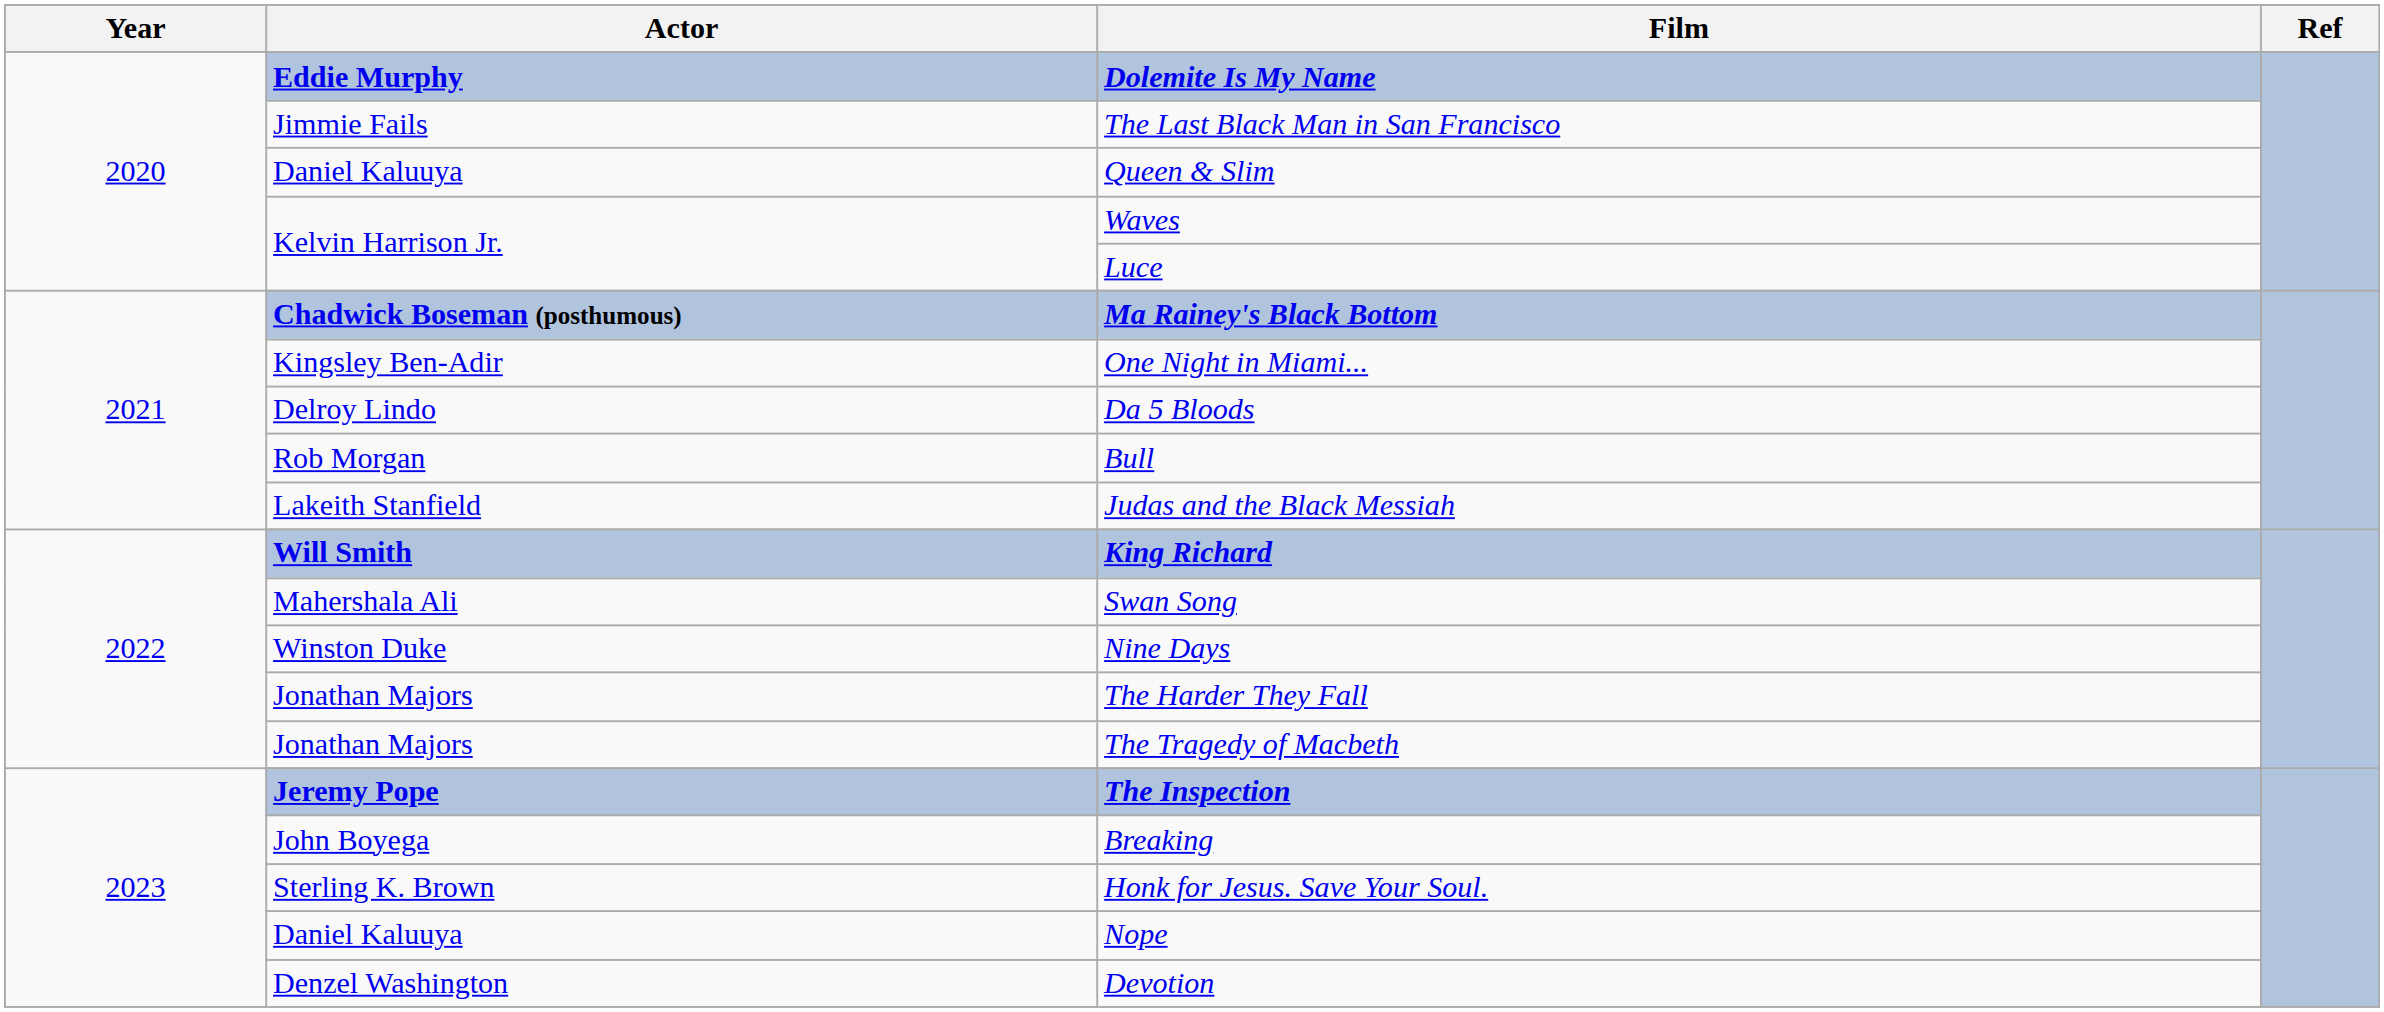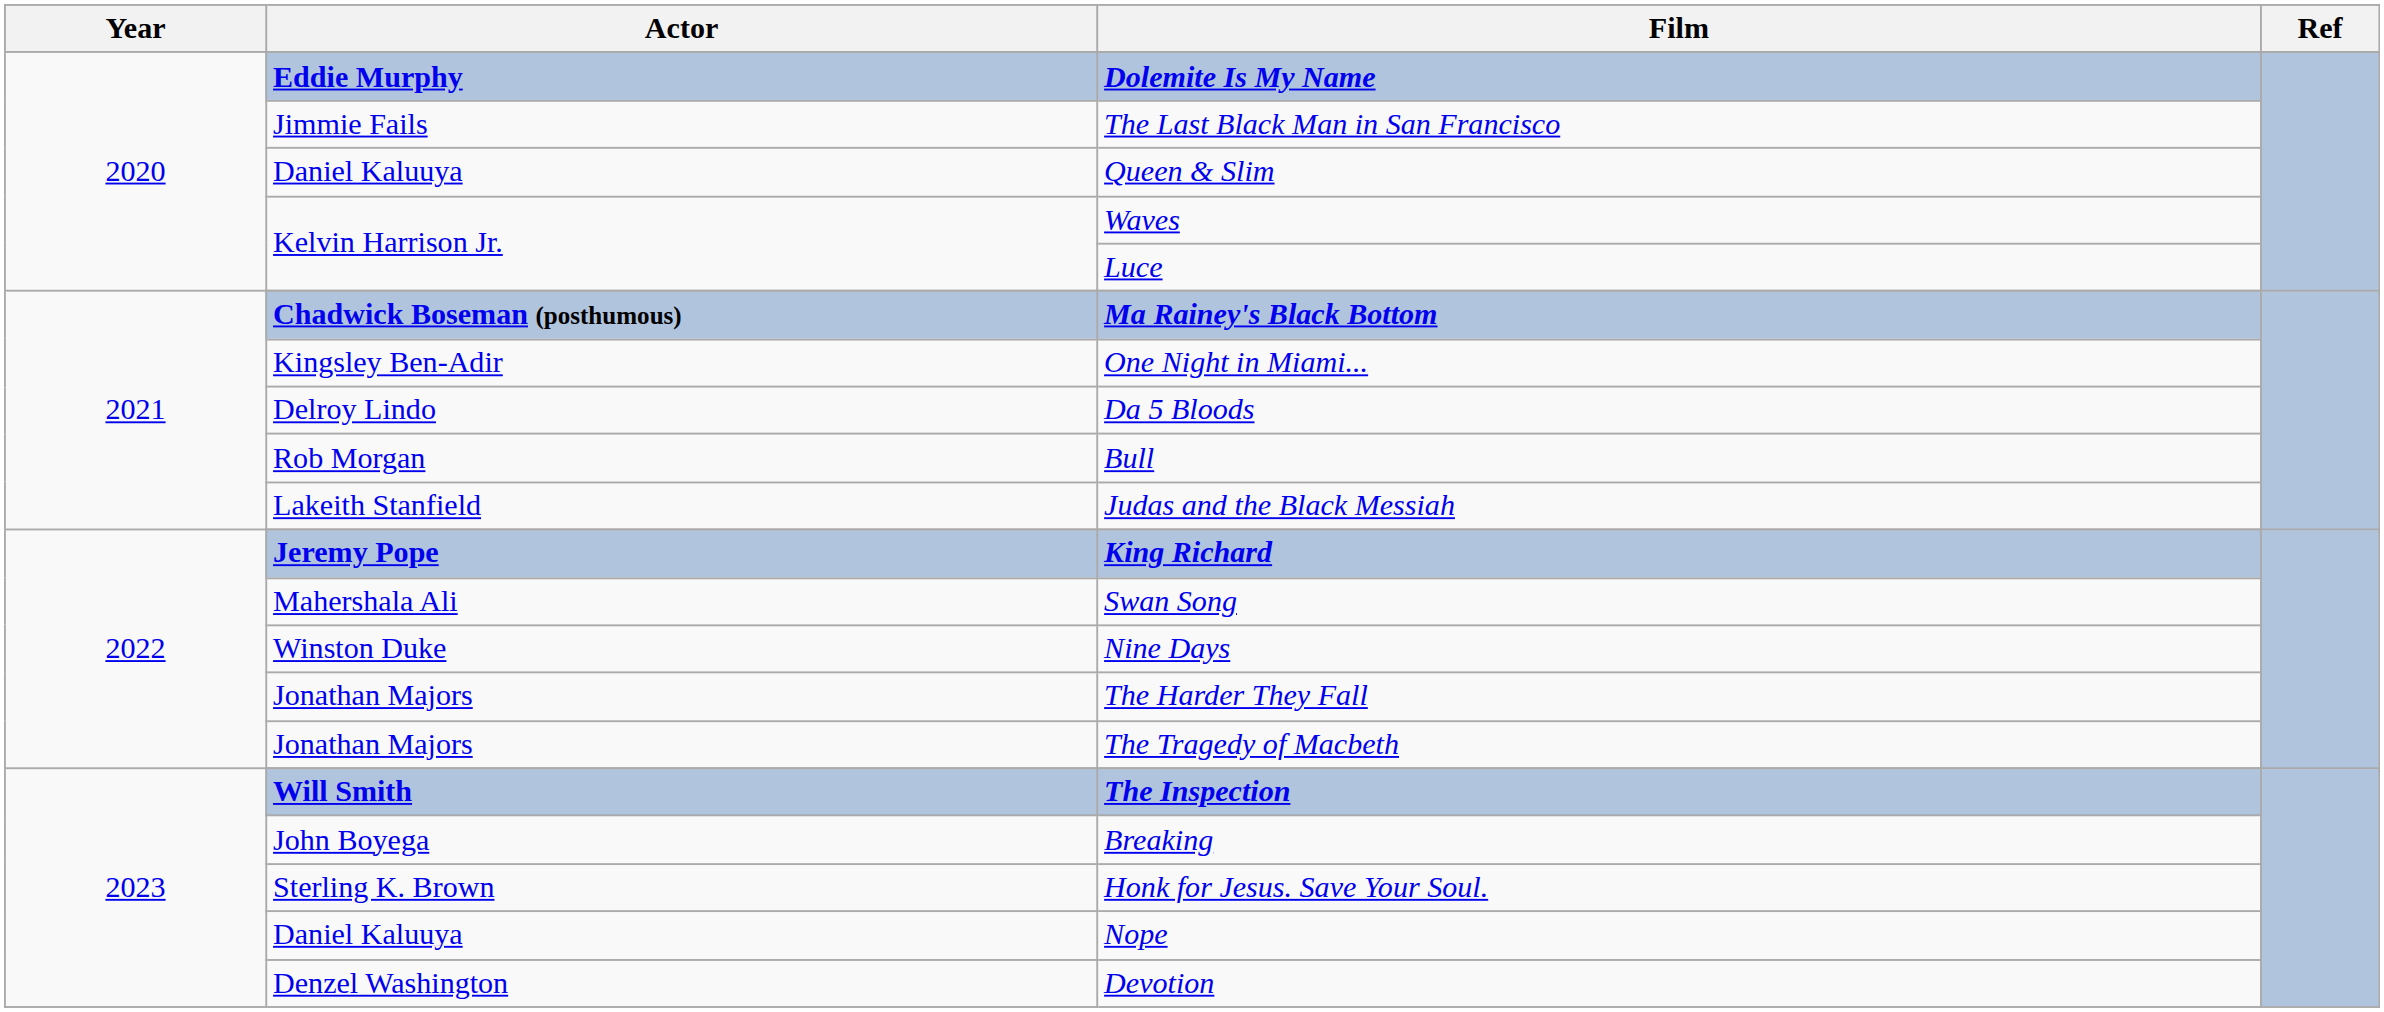(343, 553) Will Smith -> (356, 553) Jeremy Pope
(356, 791) Jeremy Pope -> (343, 791) Will Smith
